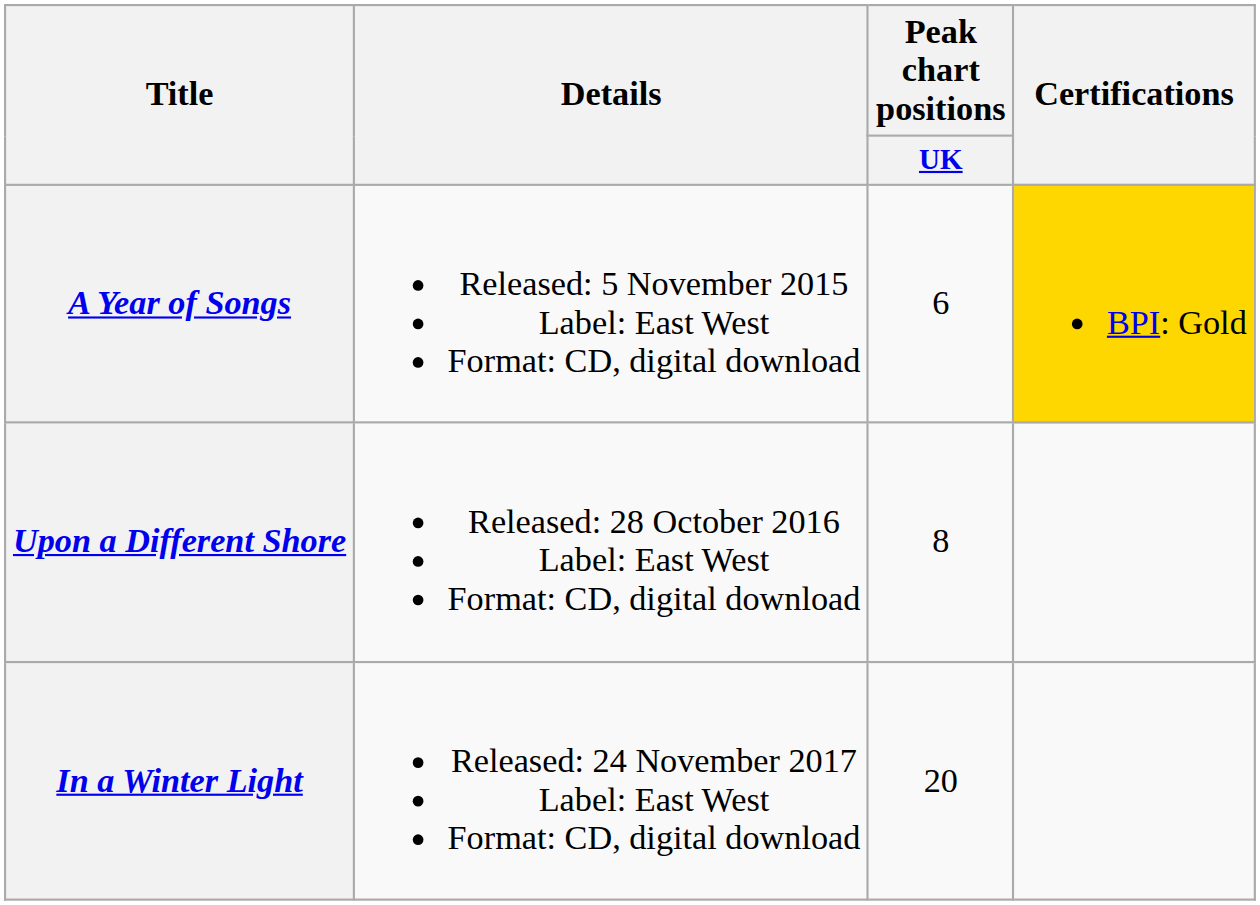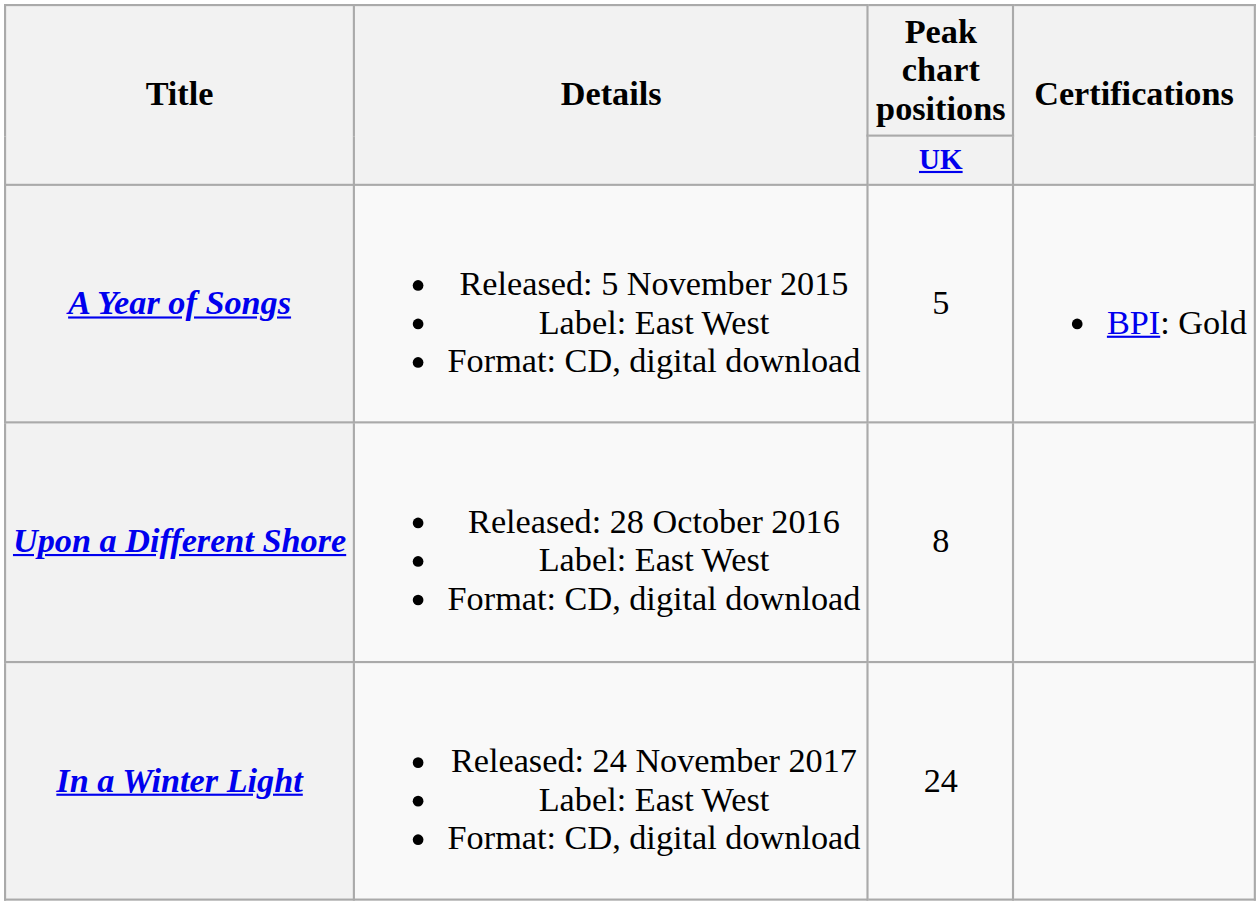(941, 303) 6 -> (941, 303) 5
(1134, 323) gold background -> (1134, 323) no background
(941, 779) 20 -> (941, 779) 24
